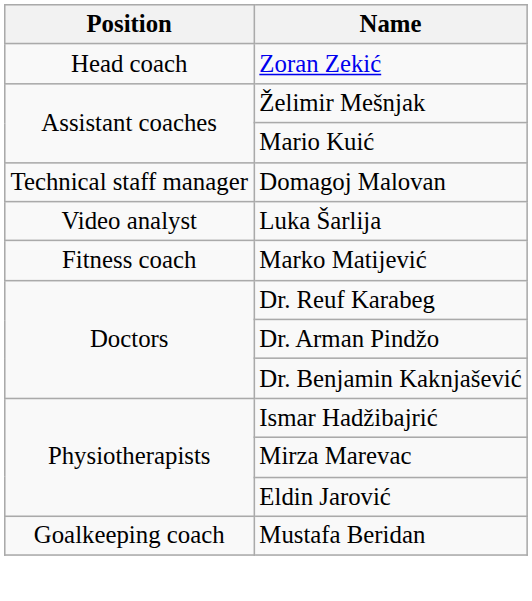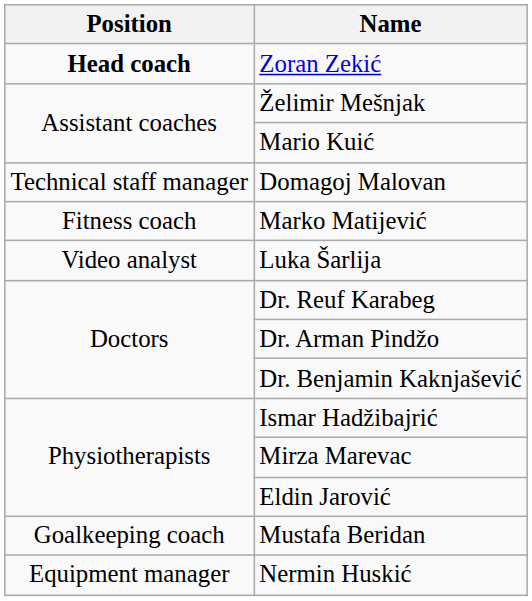(129, 63) normal -> (129, 63) bold
rows swapped: (343, 260) <-> (320, 220)
+ row: (335, 574)
